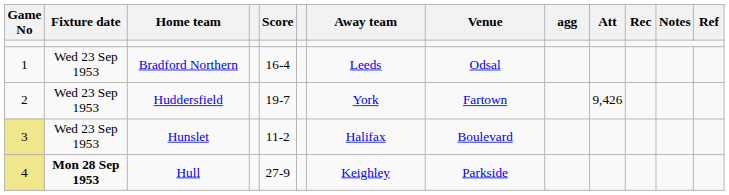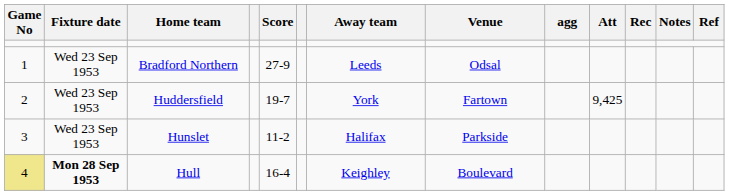(278, 64) 16-4 -> (278, 64) 27-9
(607, 100) 9,426 -> (607, 100) 9,425
(24, 136) khaki background -> (24, 136) no background
(485, 136) Boulevard -> (485, 136) Parkside
(278, 172) 27-9 -> (278, 172) 16-4
(485, 172) Parkside -> (485, 172) Boulevard
